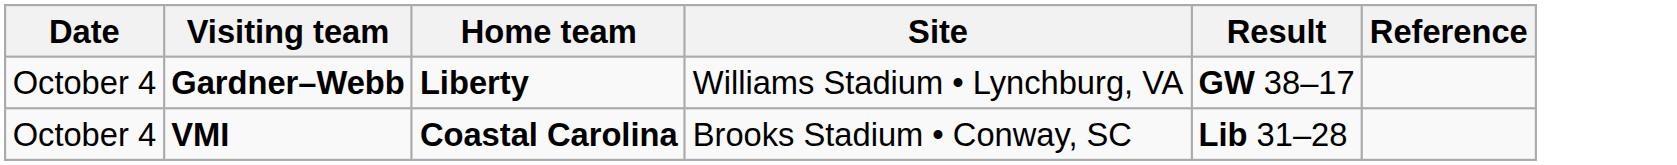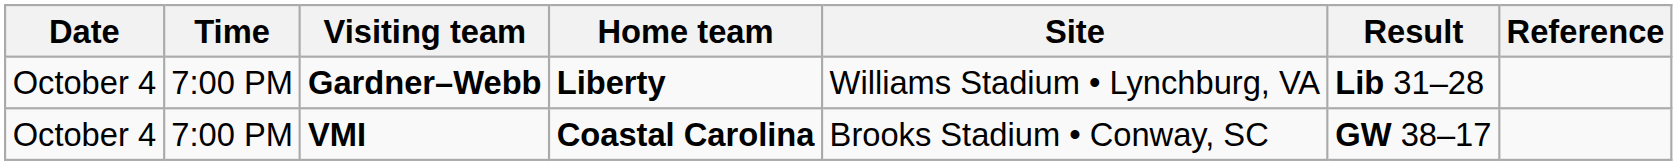+ column: (232, 31)
(1277, 83) GW 38–17 -> (1410, 83) Lib 31–28
(1273, 135) Lib 31–28 -> (1413, 135) GW 38–17
